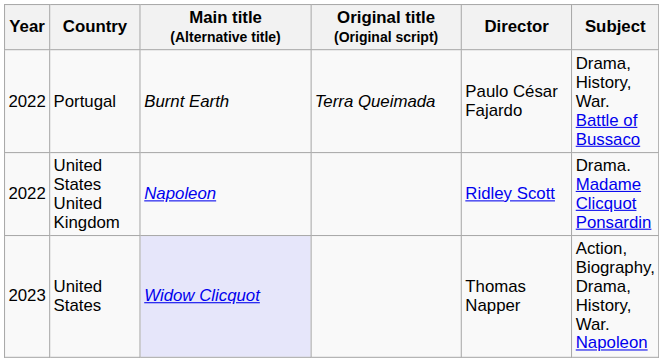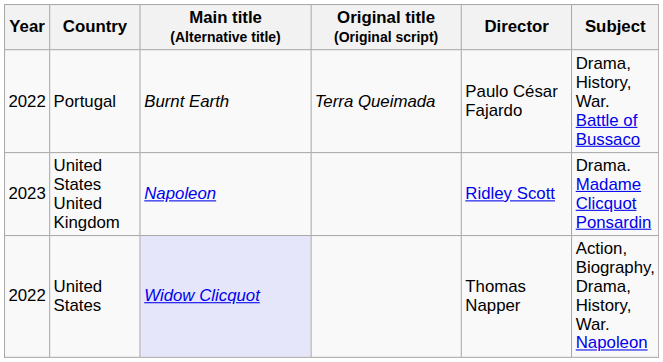(27, 193) 2022 -> (27, 193) 2023
(27, 296) 2023 -> (27, 296) 2022
